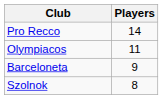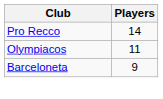- row: (27, 85)
